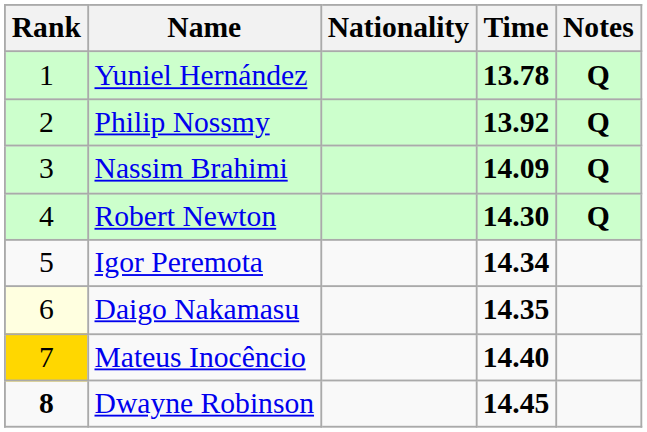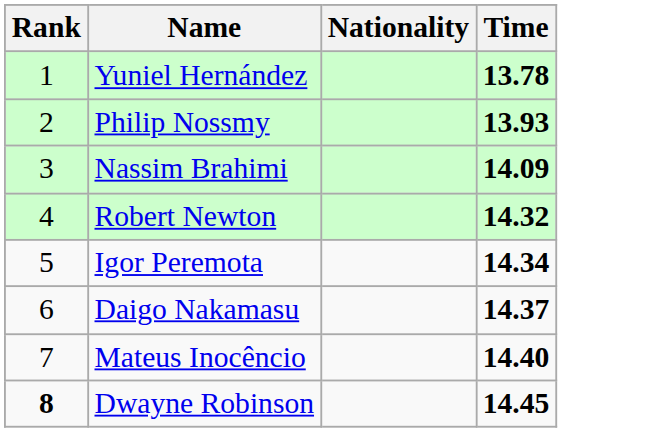- column: (598, 27)
(516, 121) 13.92 -> (516, 121) 13.93
(516, 215) 14.30 -> (516, 215) 14.32
(46, 309) lightyellow background -> (46, 309) no background
(516, 309) 14.35 -> (516, 309) 14.37
(46, 356) gold background -> (46, 356) no background
